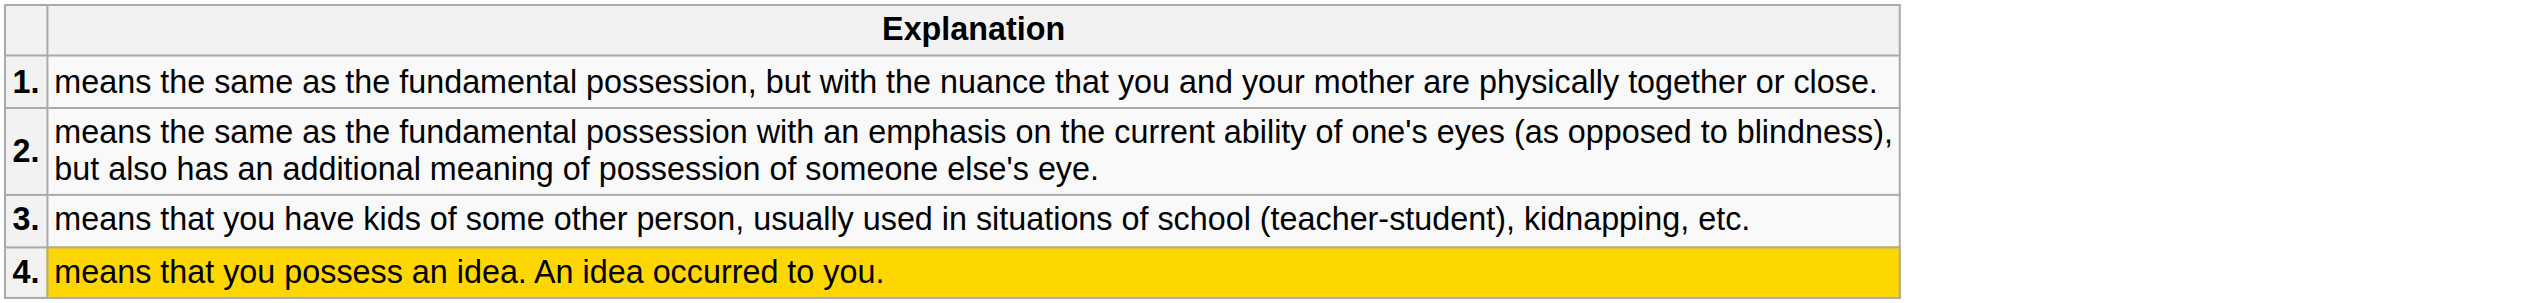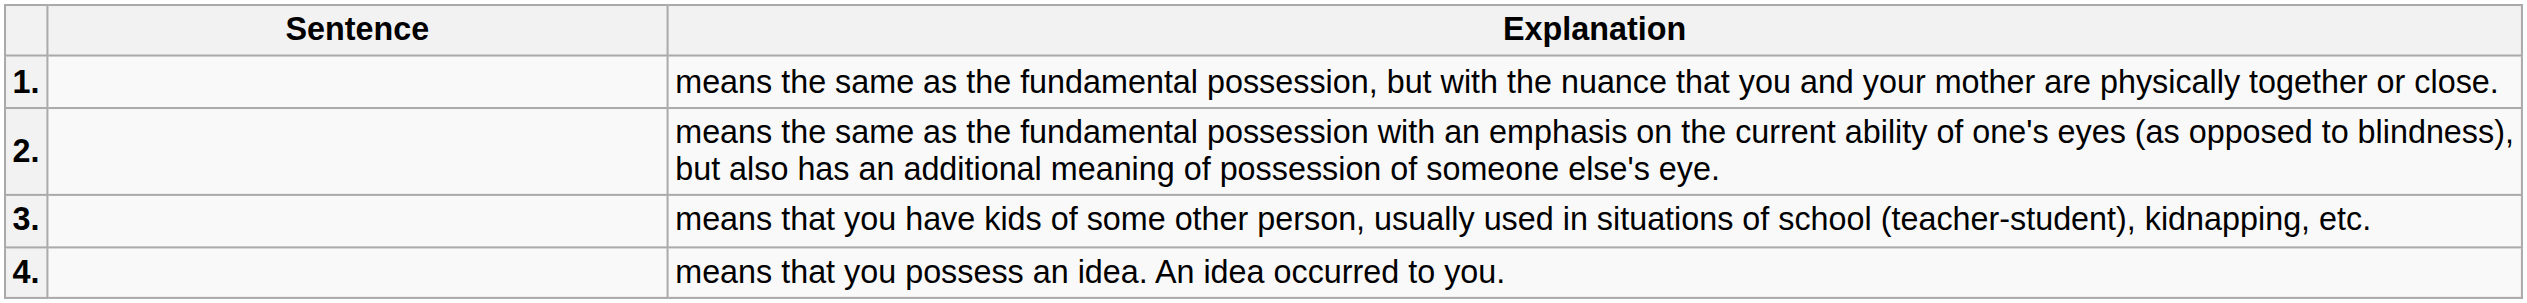+ column: (357, 30)
(469, 271) gold background -> (1090, 271) no background
